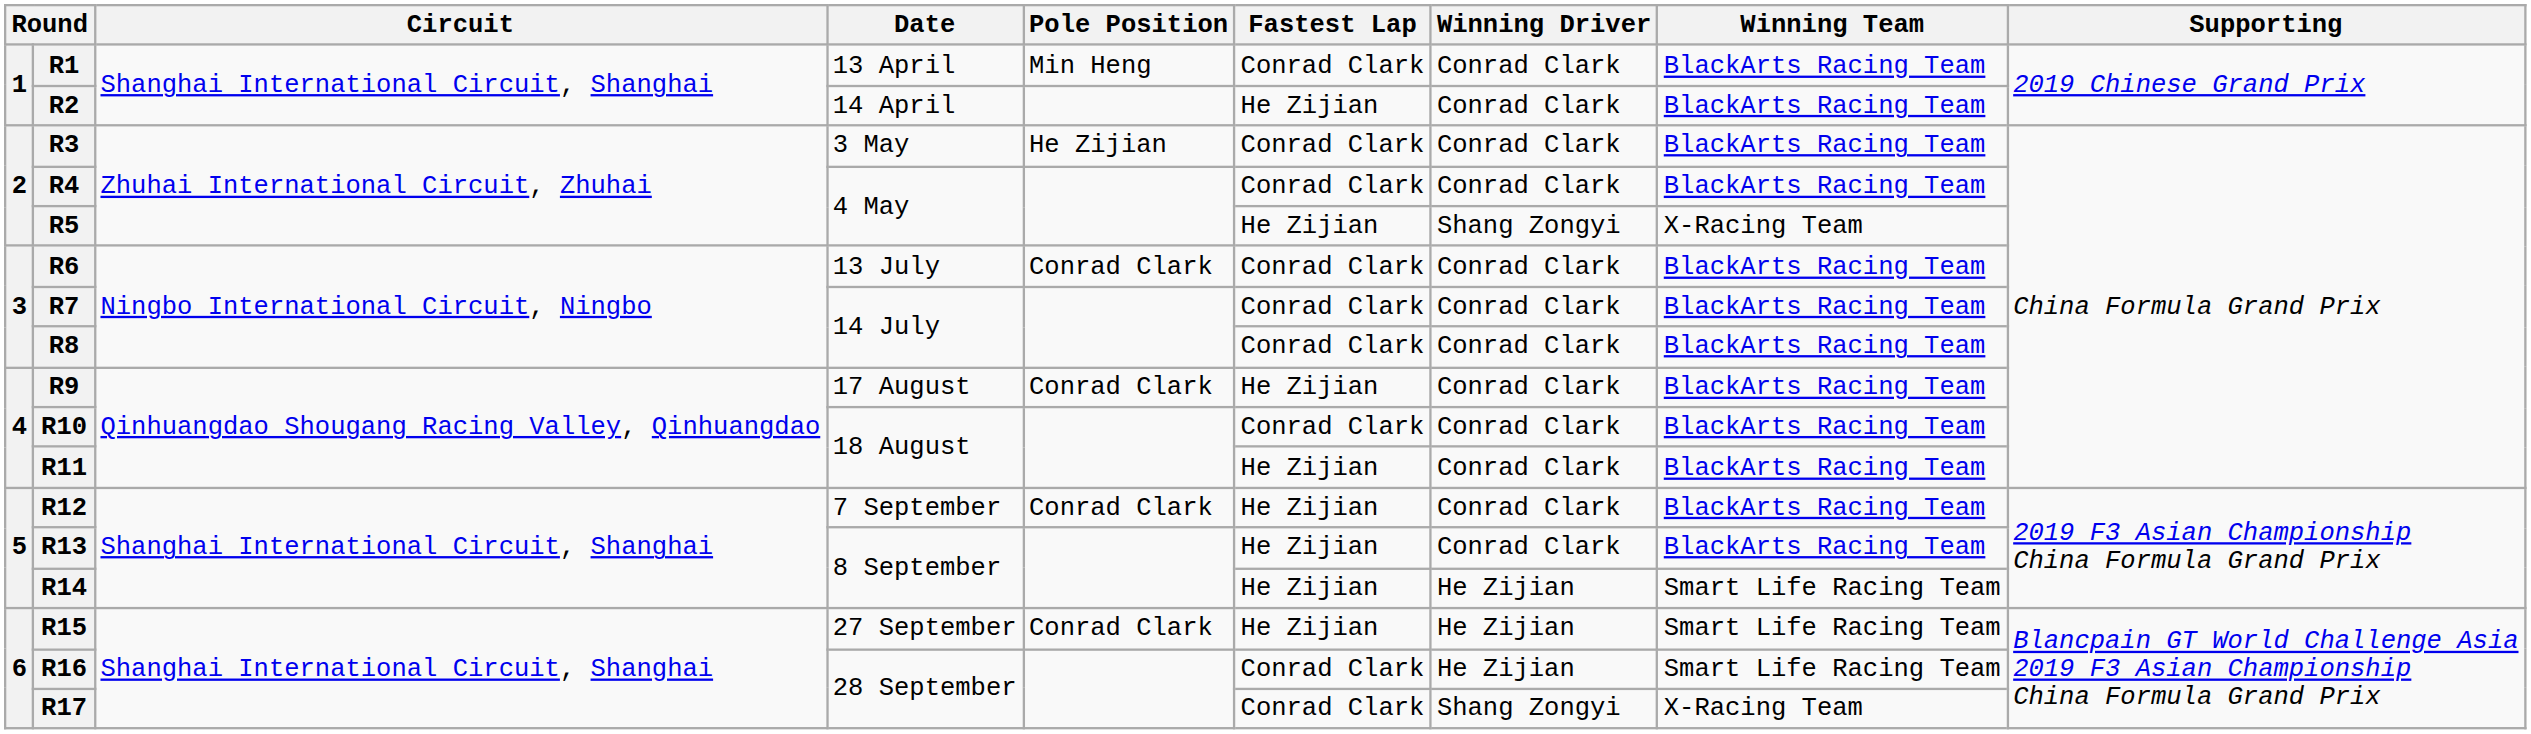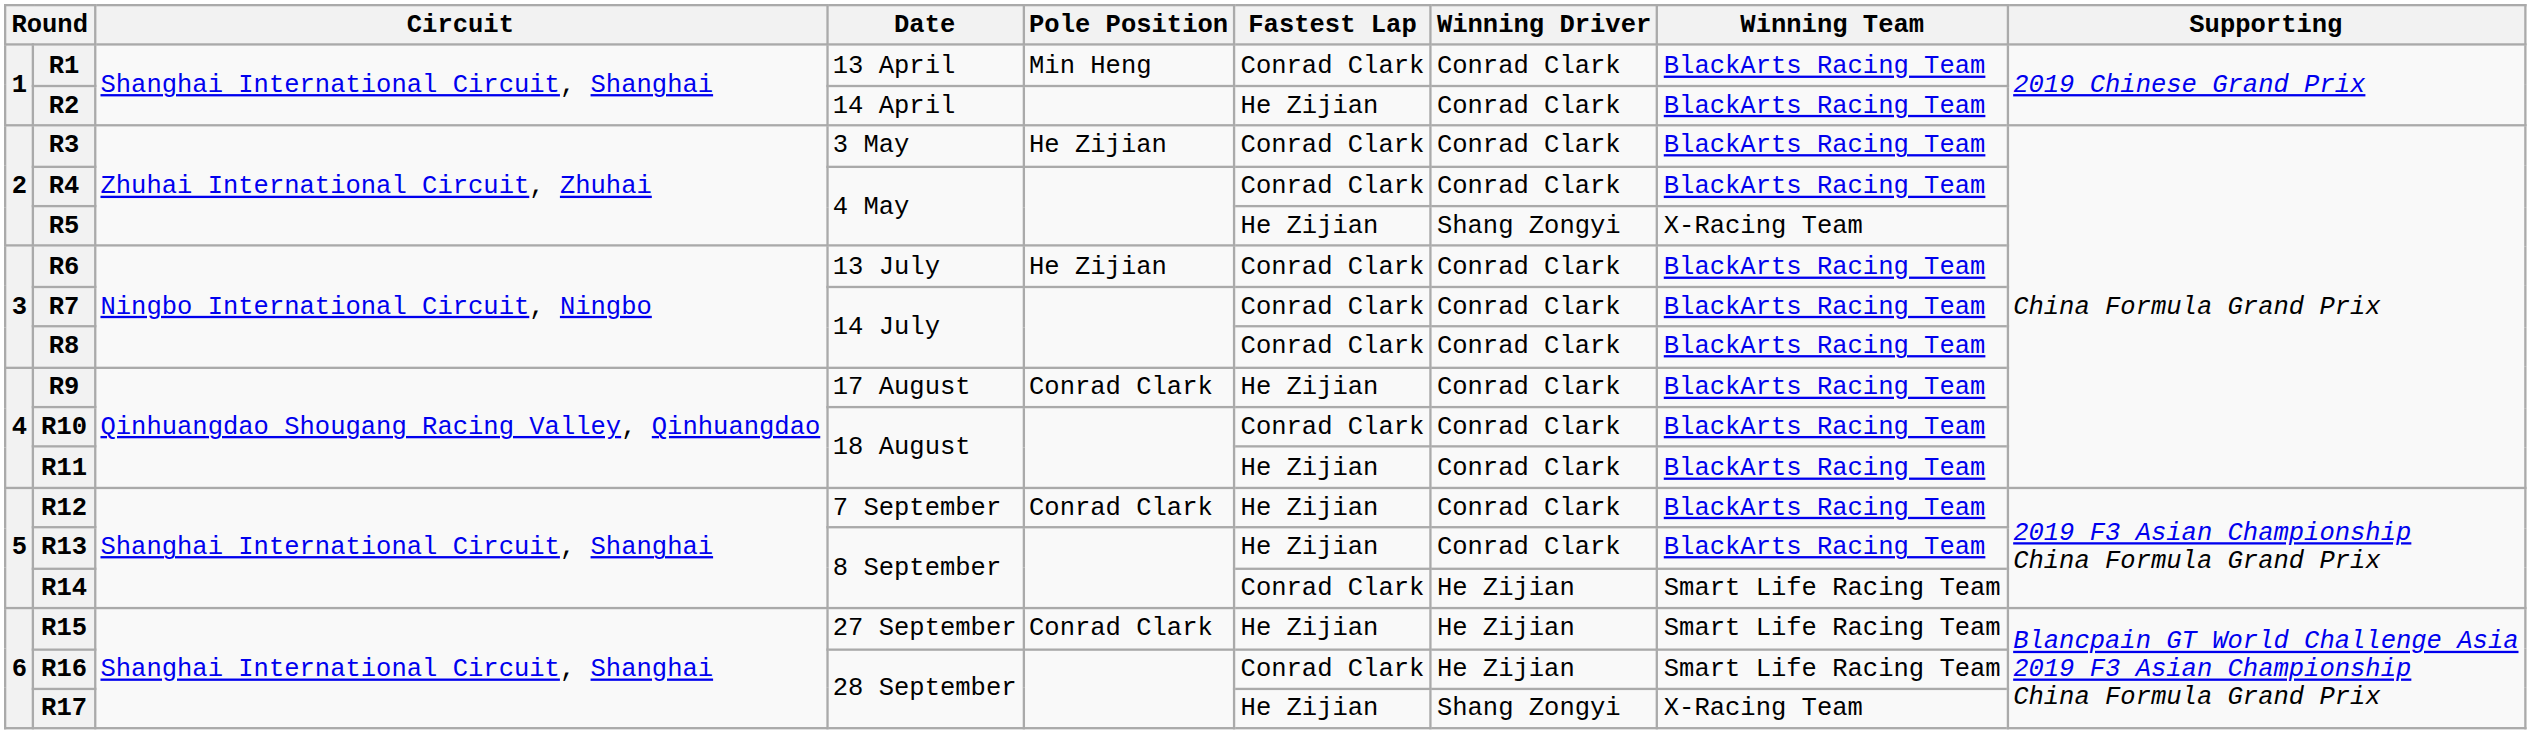(1121, 267) Conrad Clark -> (1098, 267) He Zijian
(1310, 588) He Zijian -> (1333, 588) Conrad Clark
(1333, 709) Conrad Clark -> (1310, 709) He Zijian
